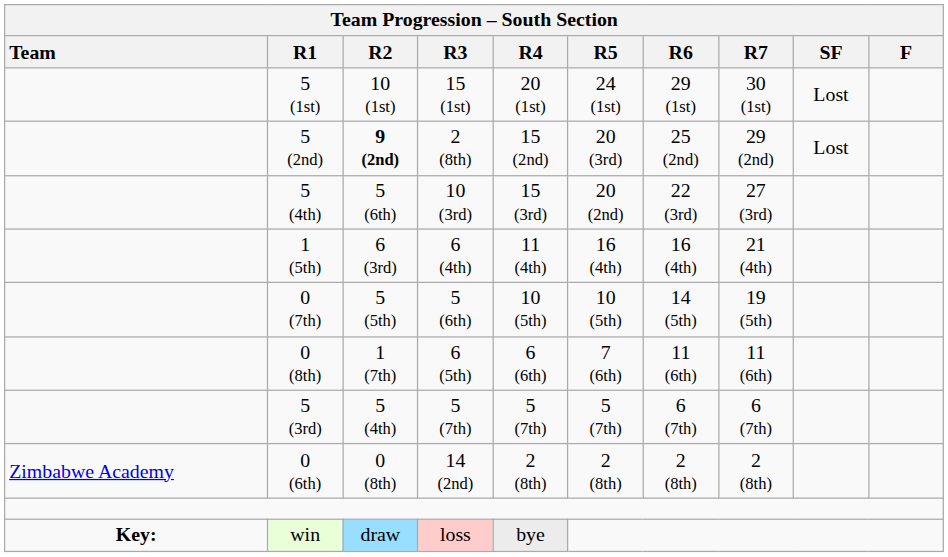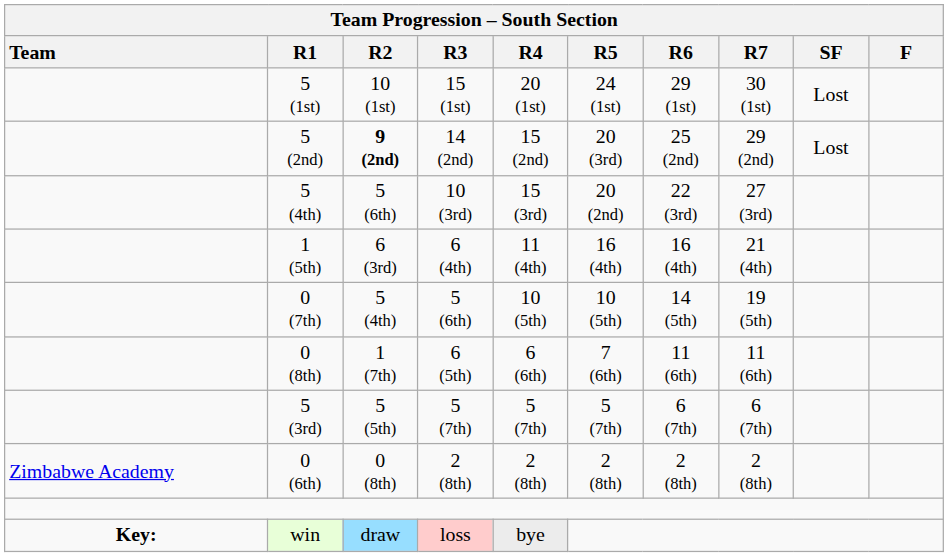(455, 148) 2 (8th) -> (455, 148) 14 (2nd)
(380, 309) 5 (5th) -> (380, 309) 5 (4th)
(380, 417) 5 (4th) -> (380, 417) 5 (5th)
(455, 470) 14 (2nd) -> (455, 470) 2 (8th)
